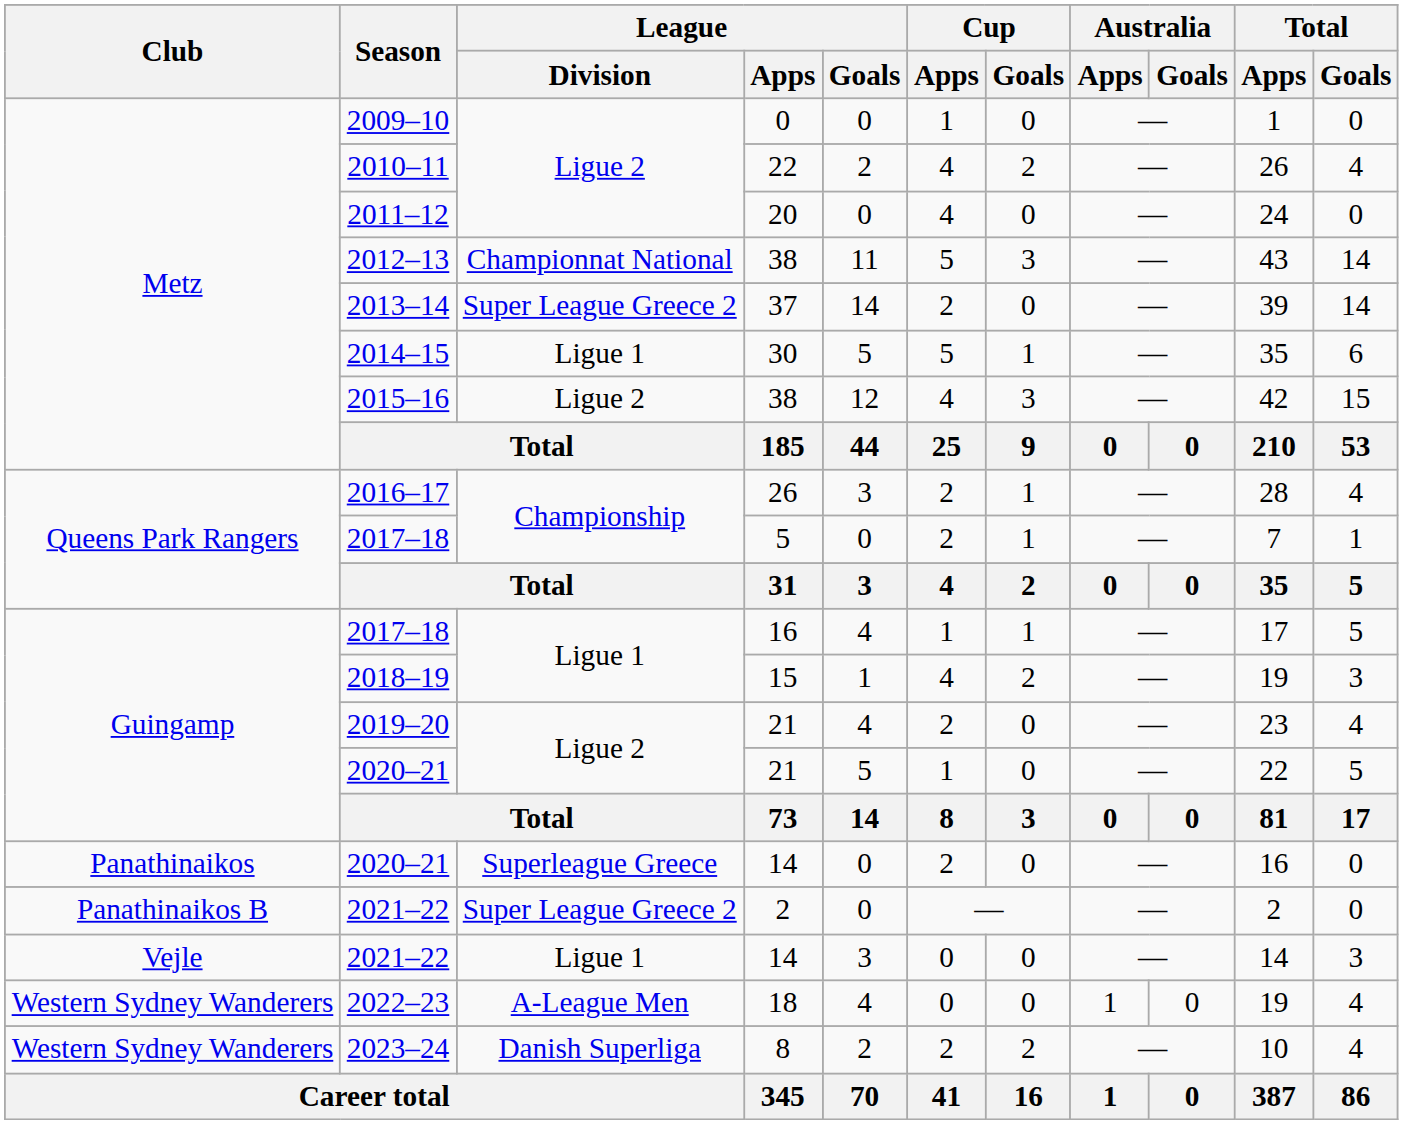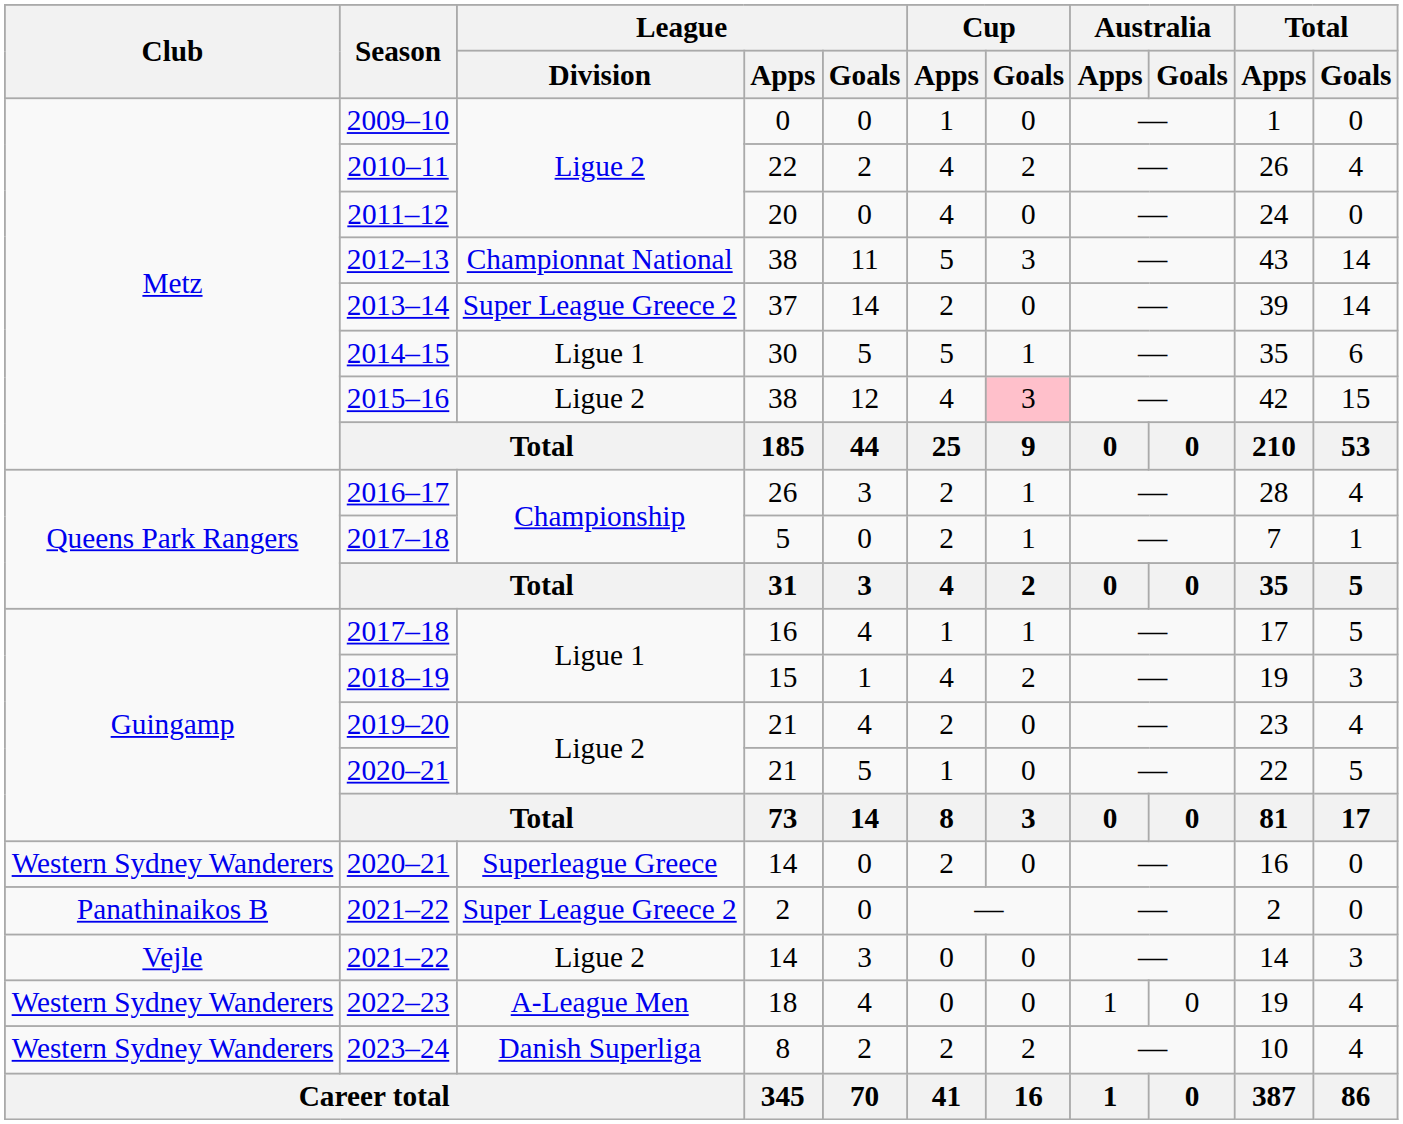(1028, 399) no background -> (1028, 399) pink background
(172, 863) Panathinaikos -> (172, 863) Western Sydney Wanderers
(600, 956) Ligue 1 -> (600, 956) Ligue 2
